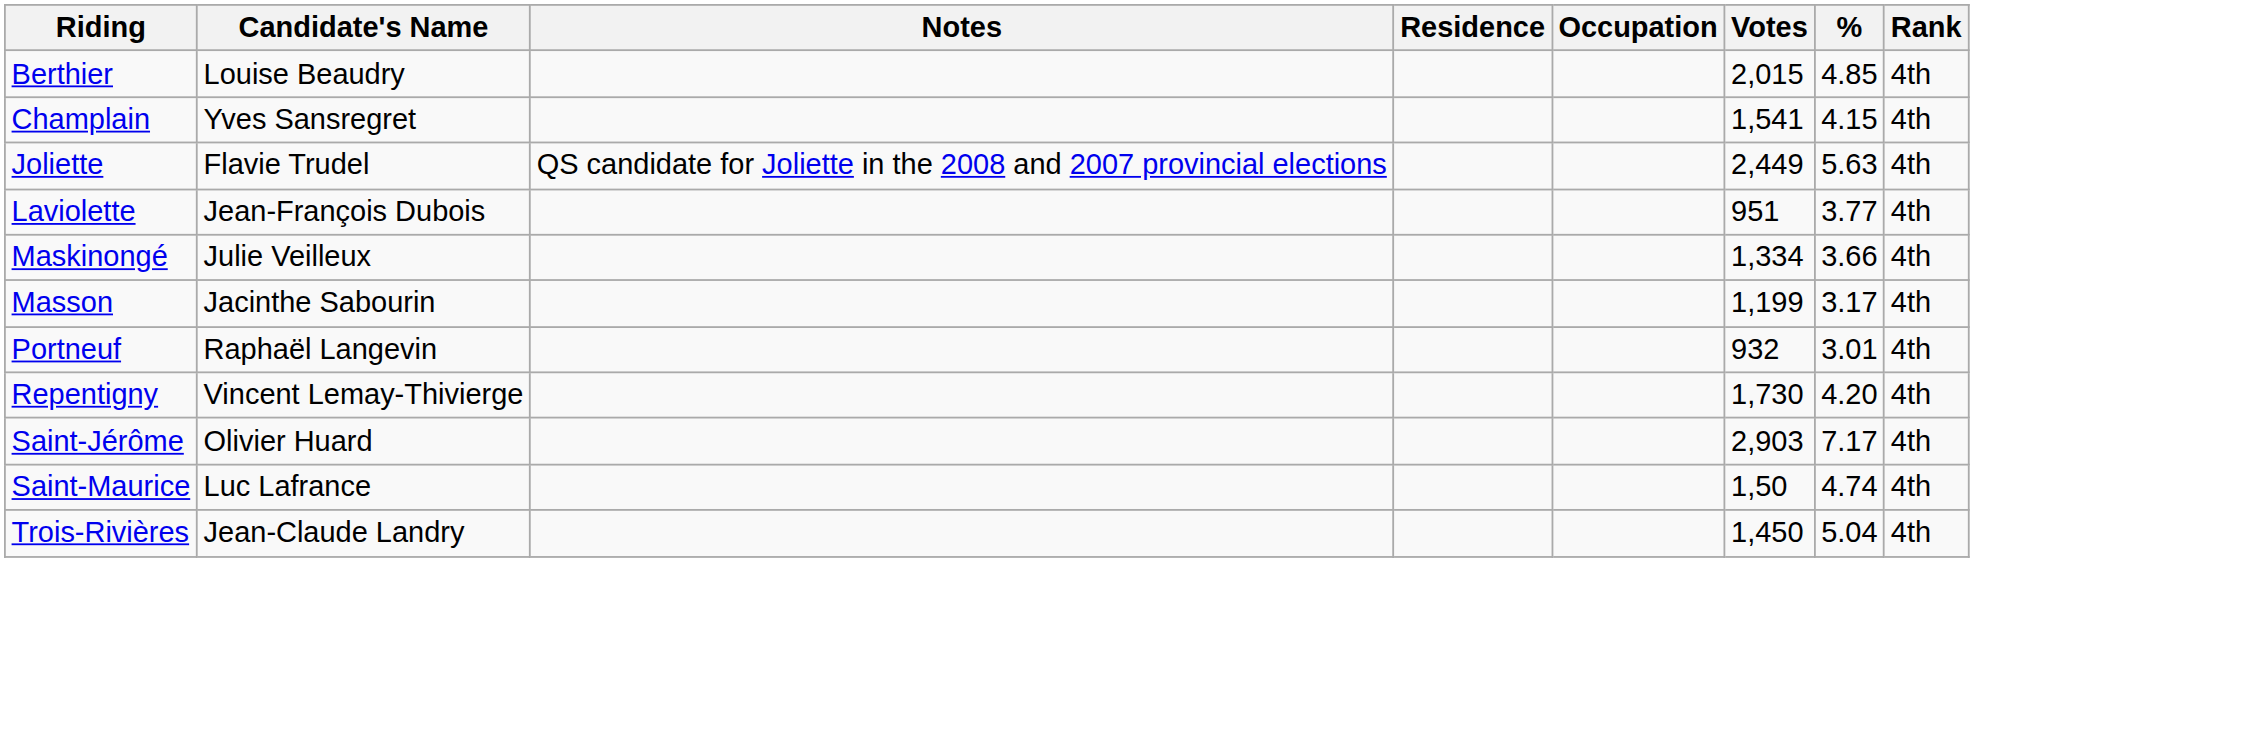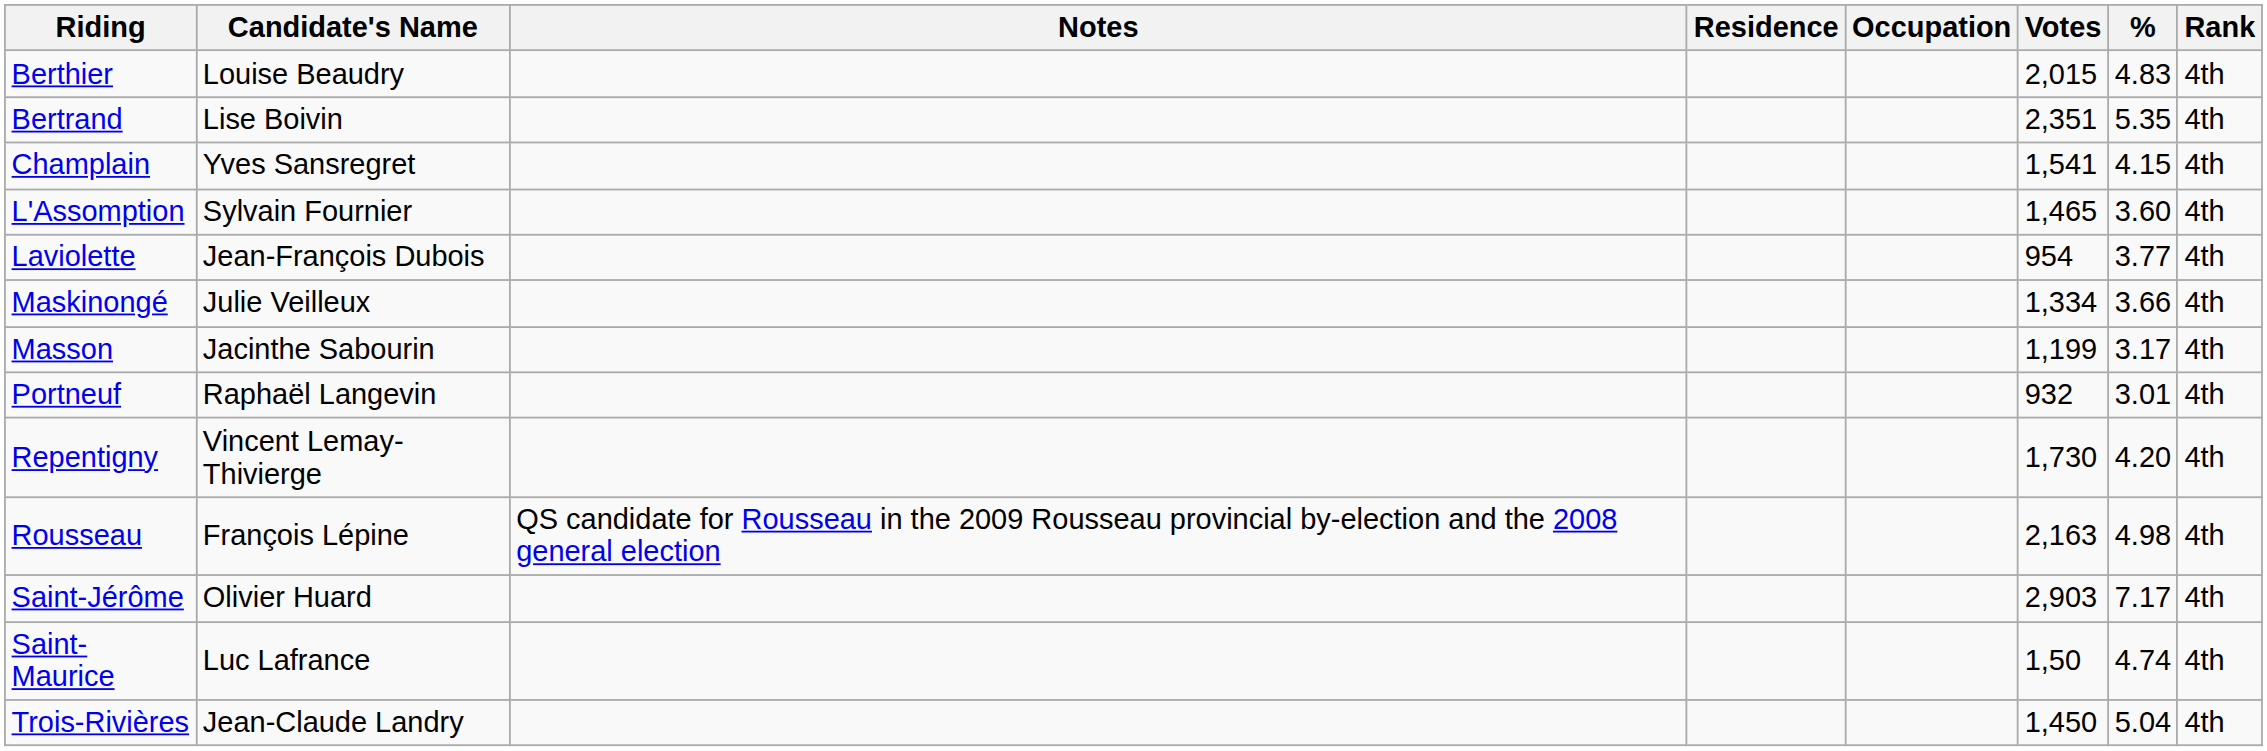(1849, 73) 4.85 -> (2143, 73) 4.83
+ row: (67, 119)
- row: (57, 165)
+ row: (98, 211)
(1755, 211) 951 -> (2049, 257) 954
+ row: (77, 535)
